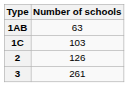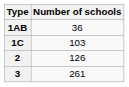(77, 27) 63 -> (77, 27) 36
